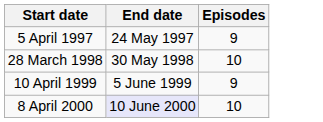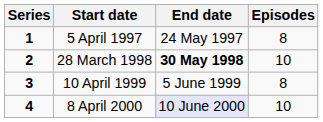+ column: (29, 15)
(234, 38) 9 -> (283, 38) 8
(152, 60) normal -> (202, 60) bold
(234, 83) 9 -> (283, 83) 8
